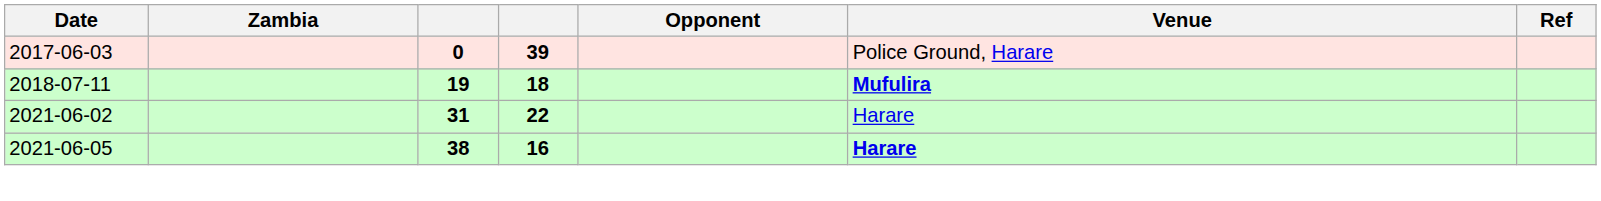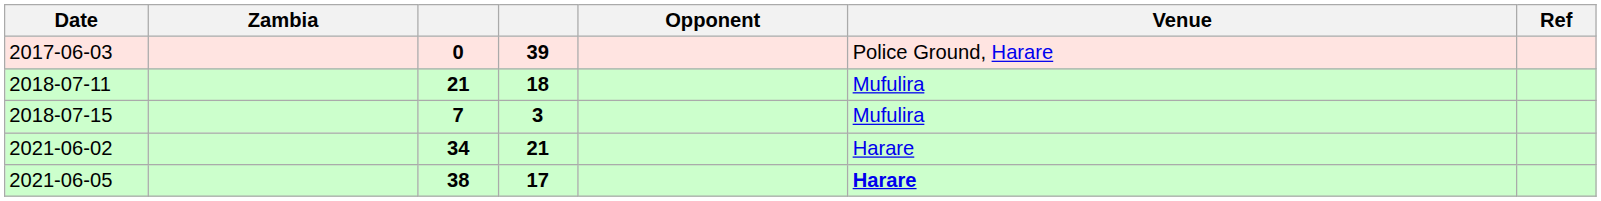(458, 84) 19 -> (458, 84) 21
(892, 84) bold -> (889, 84) normal
+ row: (61, 116)
(458, 116) 31 -> (458, 148) 34
(538, 116) 22 -> (538, 148) 21
(538, 148) 16 -> (538, 180) 17
